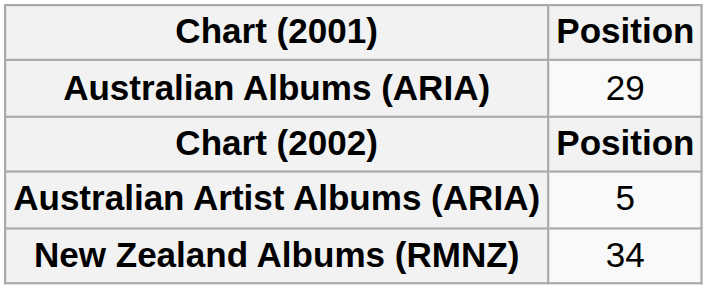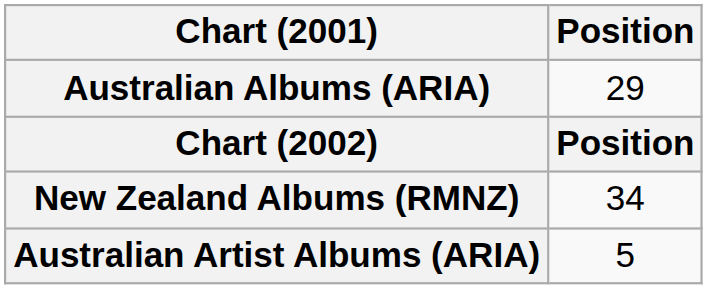rows swapped: (277, 198) <-> (277, 254)
